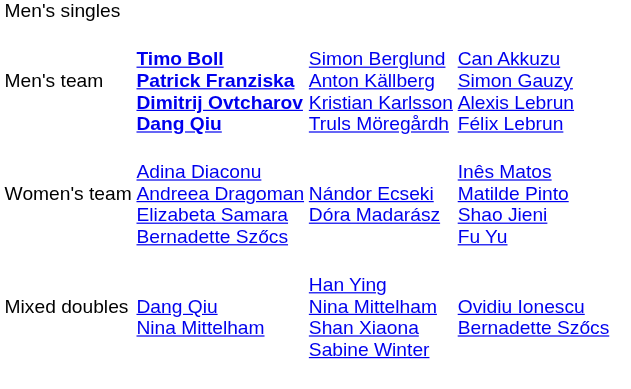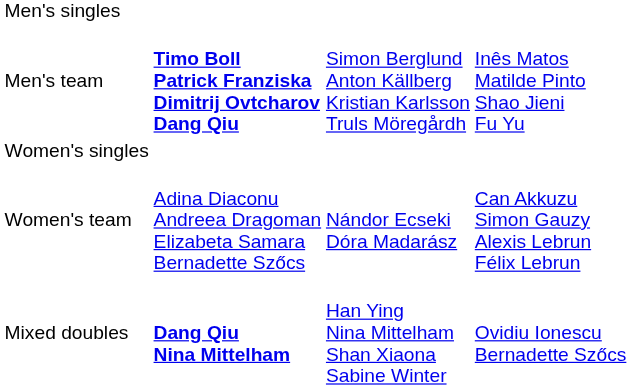(516, 91) Can Akkuzu Simon Gauzy Alexis Lebrun Félix Lebrun -> (530, 91) Inês Matos Matilde Pinto Shao Jieni Fu Yu
+ row: (77, 150)
(513, 204) Inês Matos Matilde Pinto Shao Jieni Fu Yu -> (533, 230) Can Akkuzu Simon Gauzy Alexis Lebrun Félix Lebrun
(201, 317) normal -> (222, 343) bold
